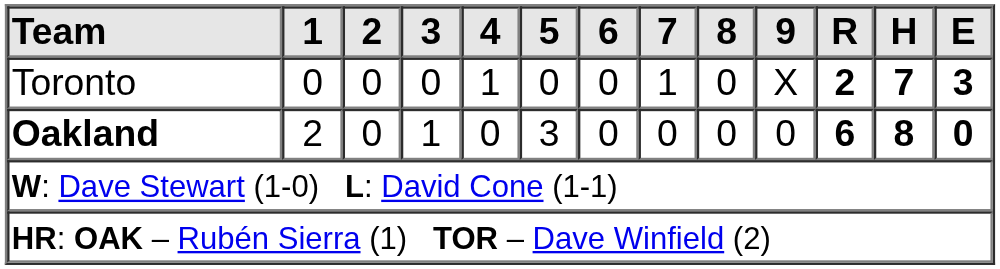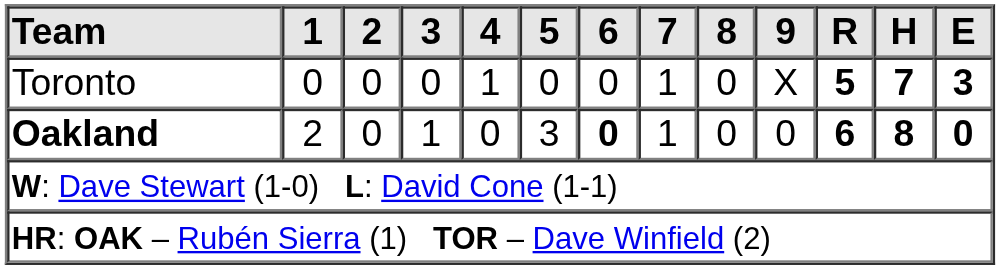(845, 82) 2 -> (845, 82) 5
(608, 133) normal -> (608, 133) bold
(667, 133) 0 -> (667, 133) 1
